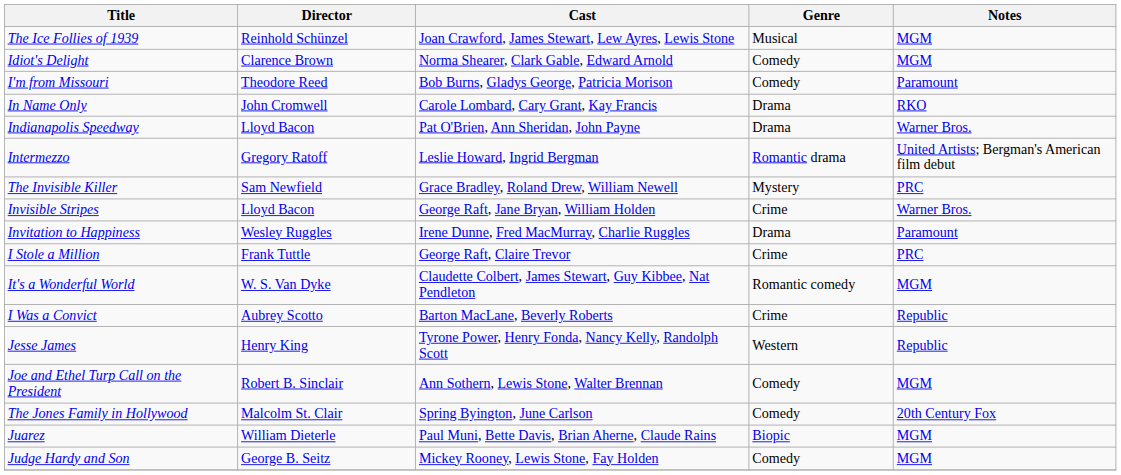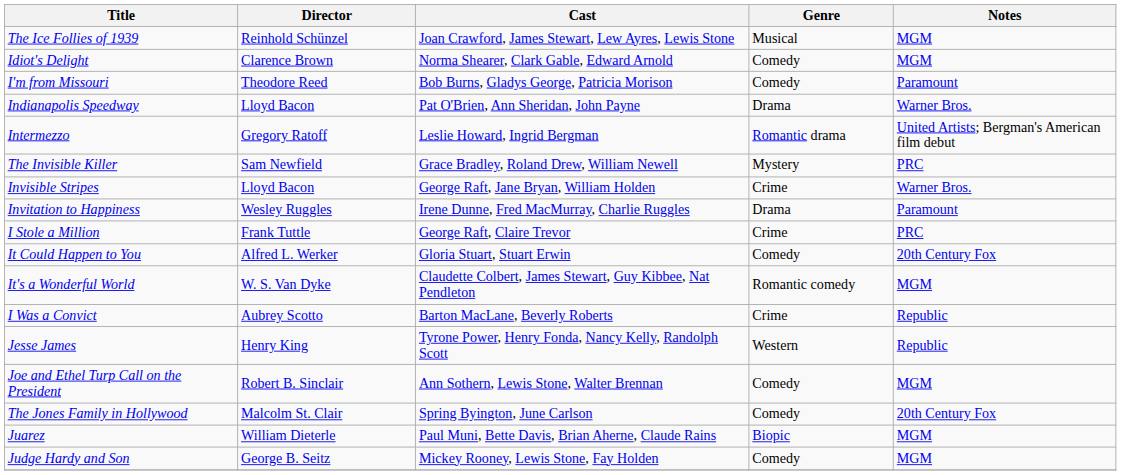- row: (47, 104)
+ row: (74, 254)
